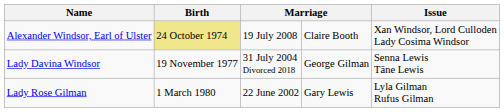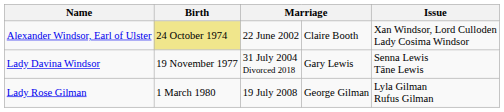(270, 35) 19 July 2008 -> (271, 35) 22 June 2002
(337, 64) George Gilman -> (329, 64) Gary Lewis
(271, 92) 22 June 2002 -> (270, 92) 19 July 2008
(329, 92) Gary Lewis -> (337, 92) George Gilman
